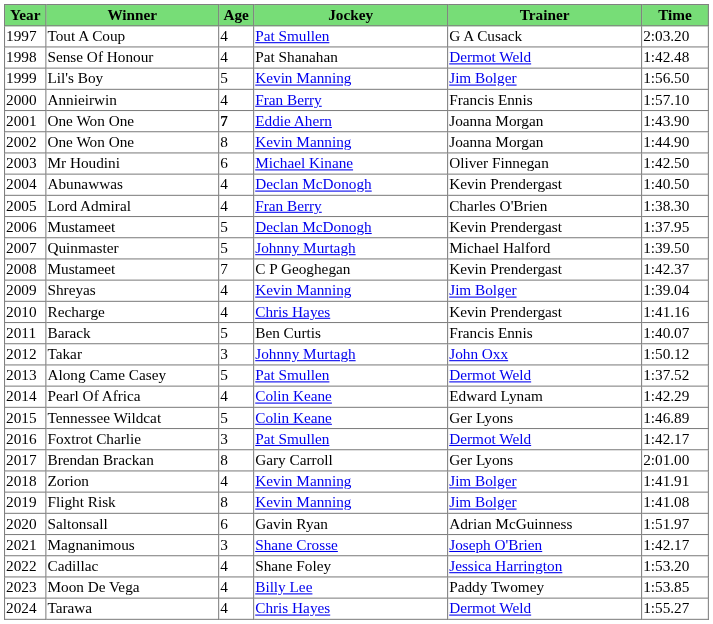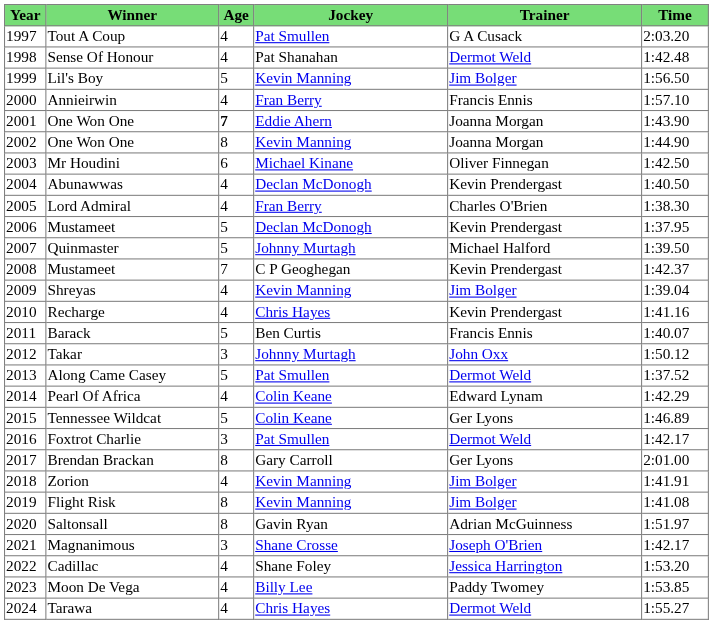(224, 523) 6 -> (224, 523) 8
